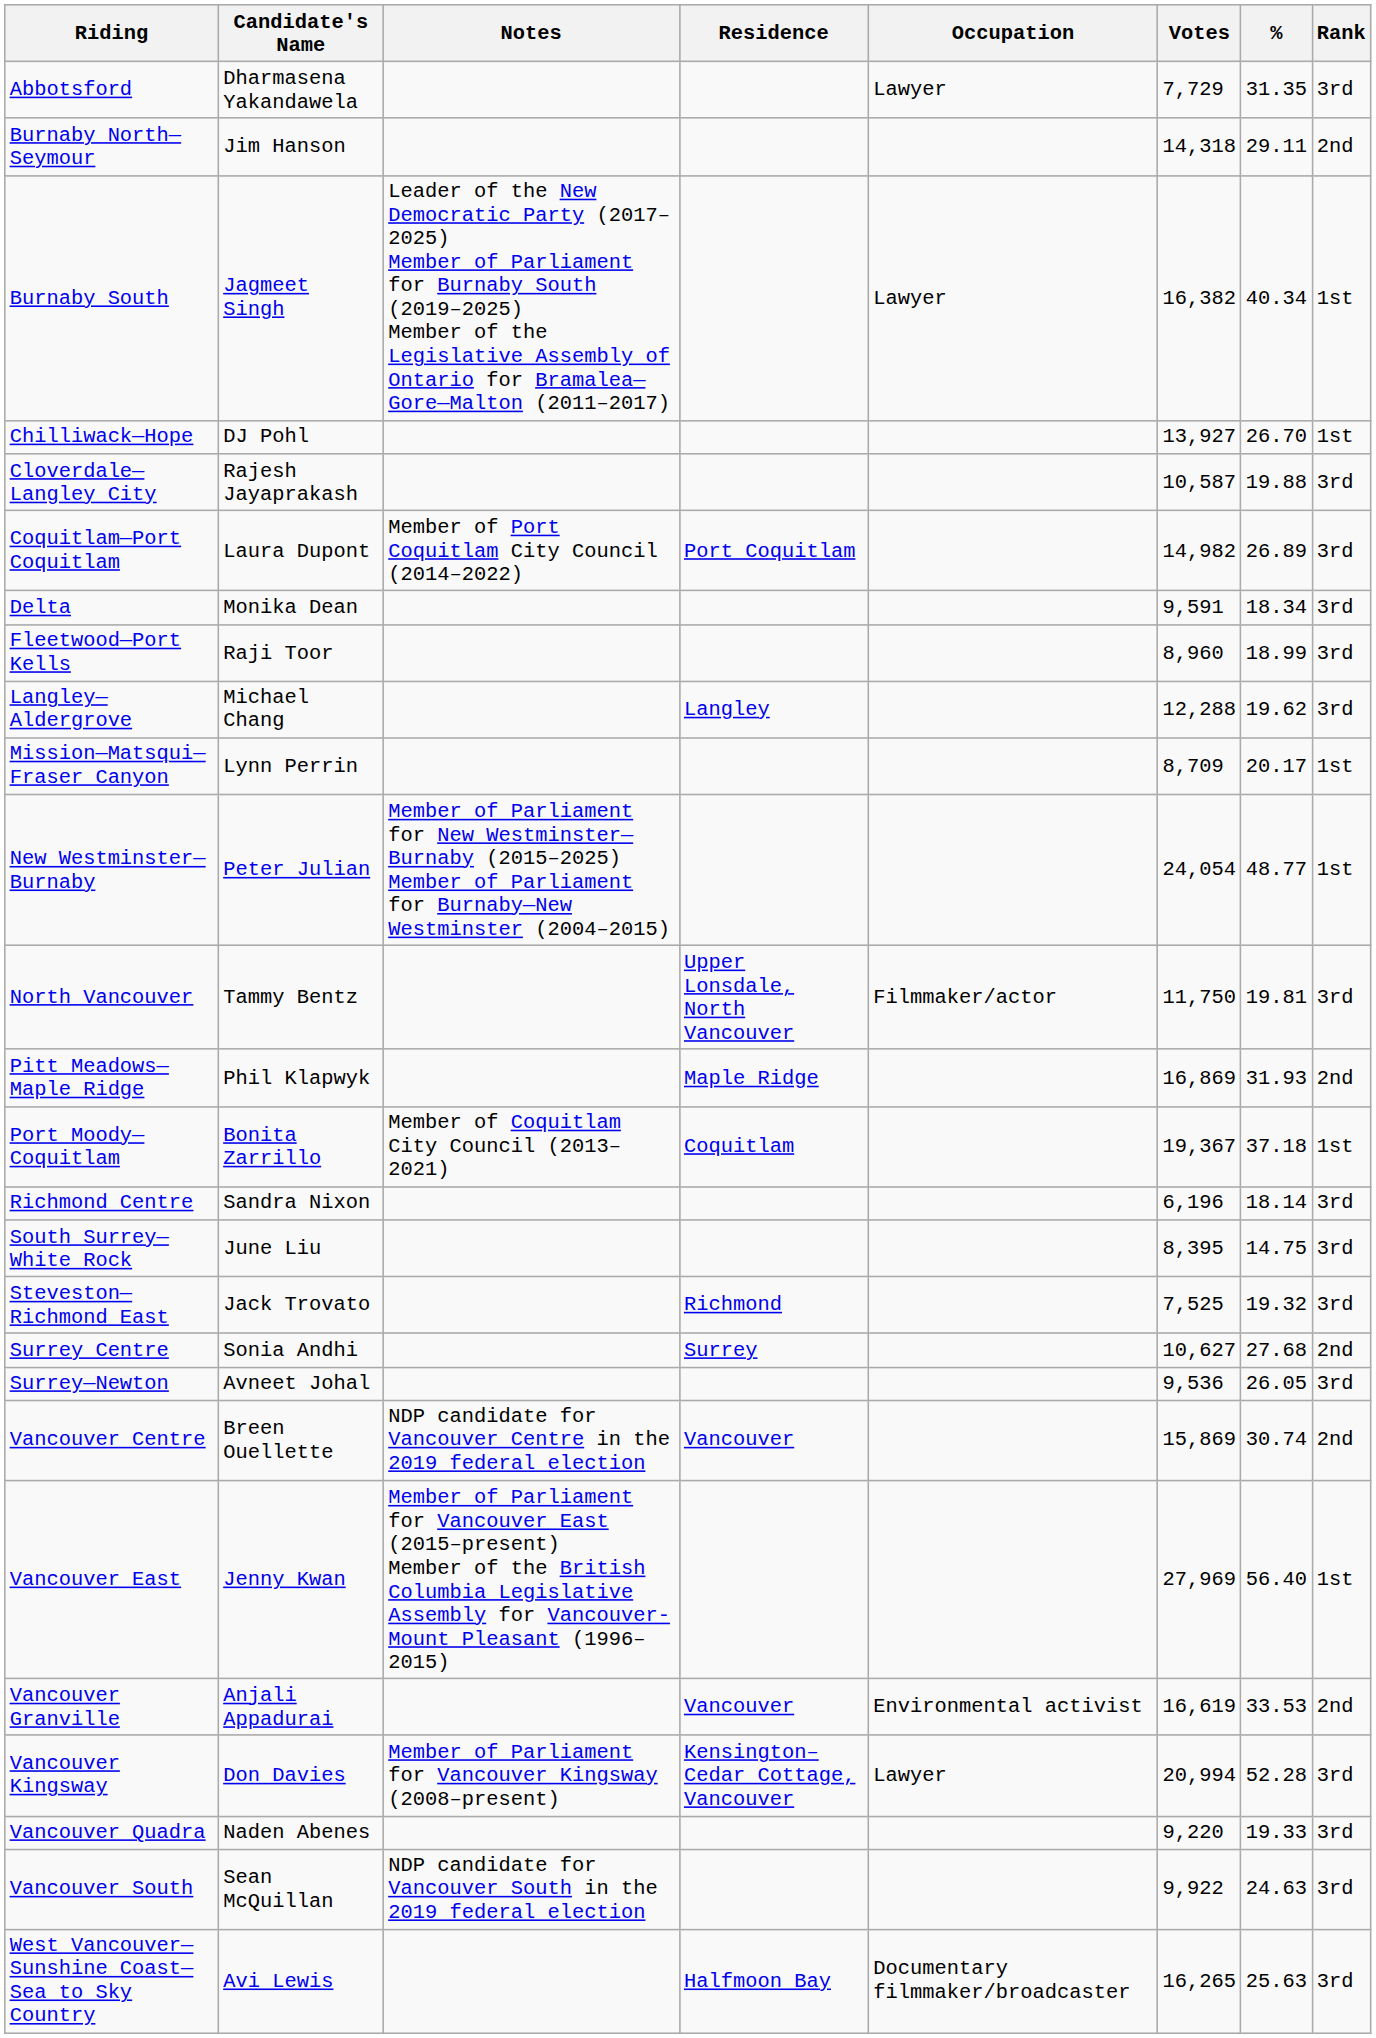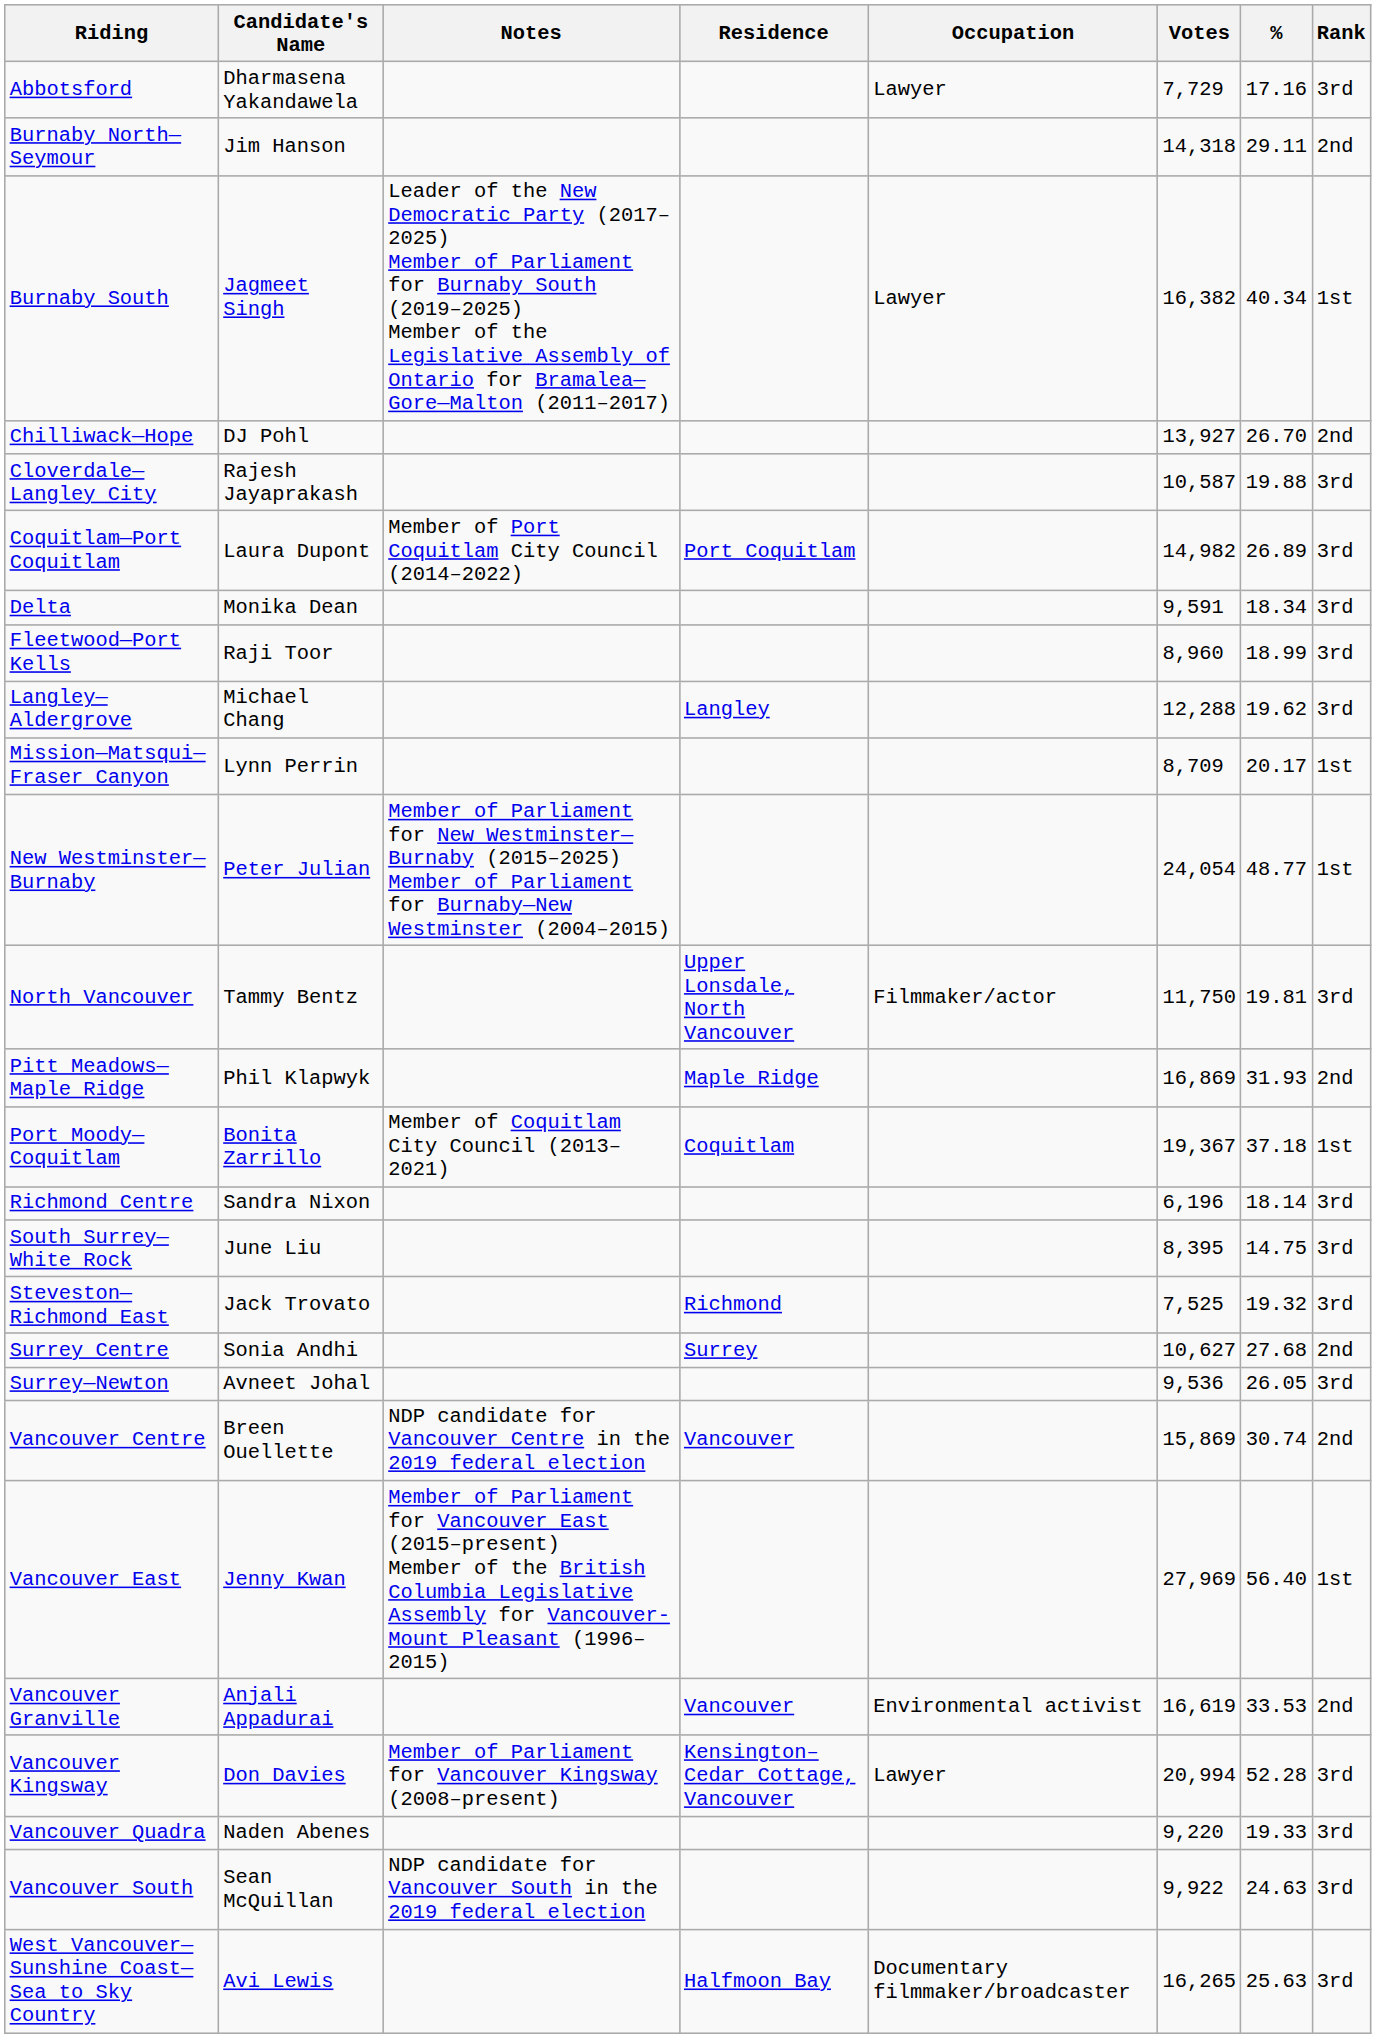(1276, 90) 31.35 -> (1276, 90) 17.16
(1335, 437) 1st -> (1335, 437) 2nd
